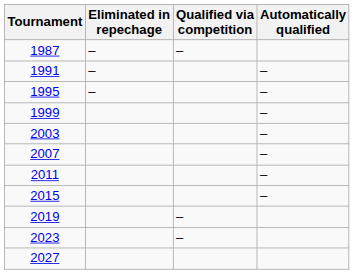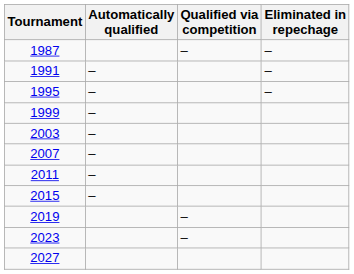columns swapped: (303, 22) <-> (129, 22)
